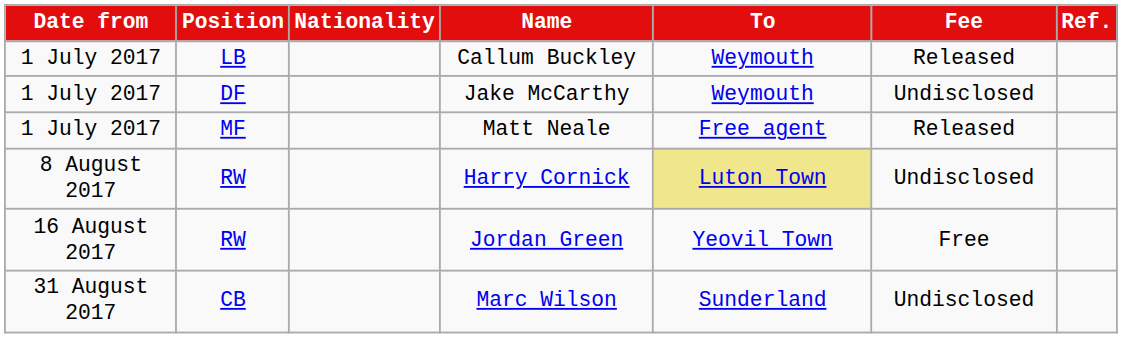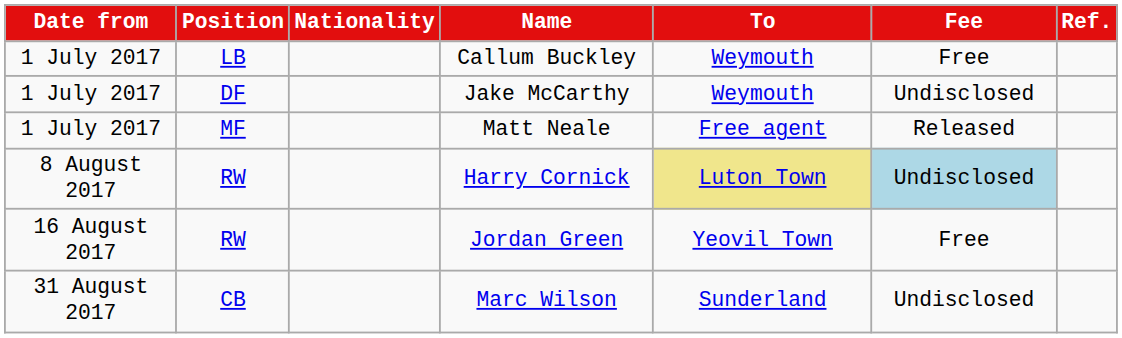(964, 58) Released -> (964, 58) Free
(964, 178) no background -> (964, 178) lightblue background
